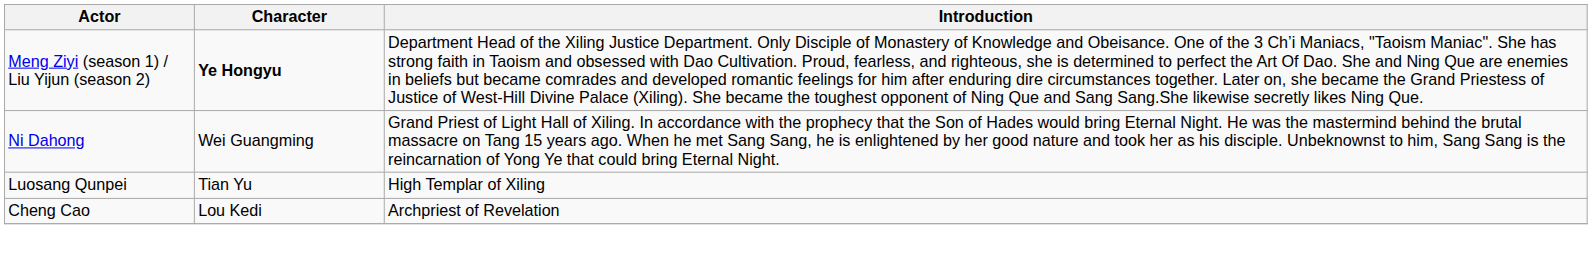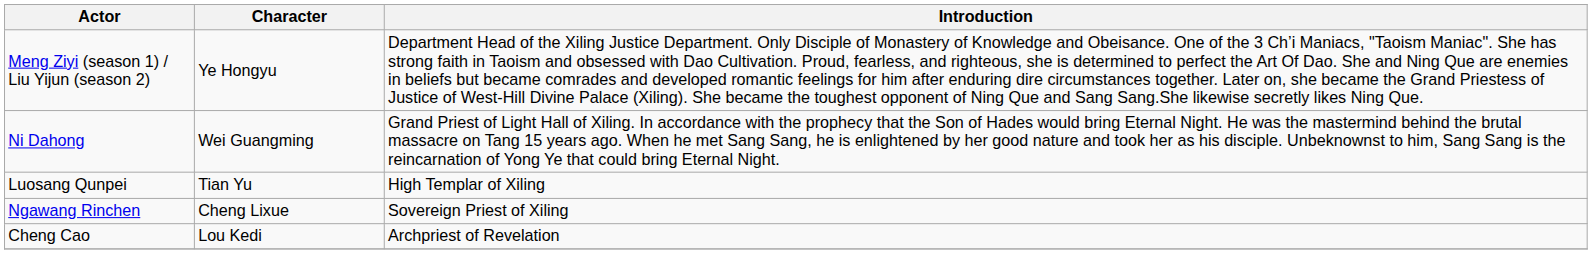(240, 70) bold -> (237, 70) normal
+ row: (74, 210)
